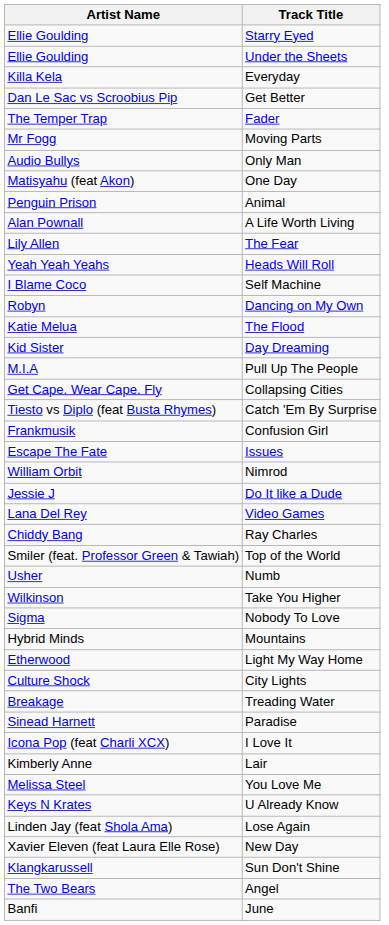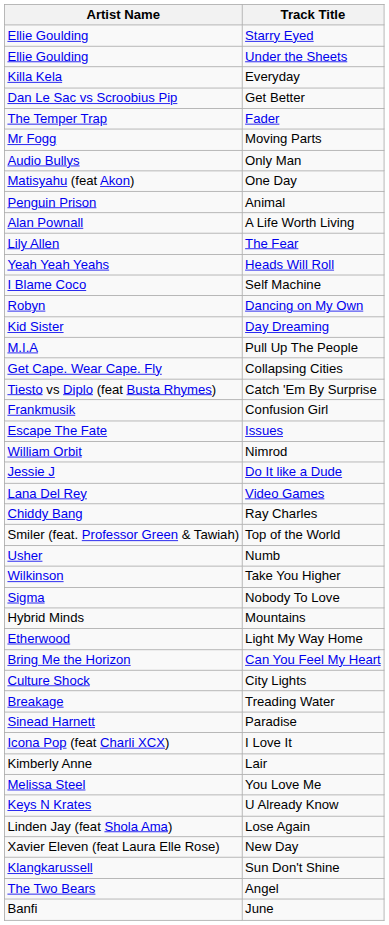- row: (275, 327)
+ row: (313, 659)
